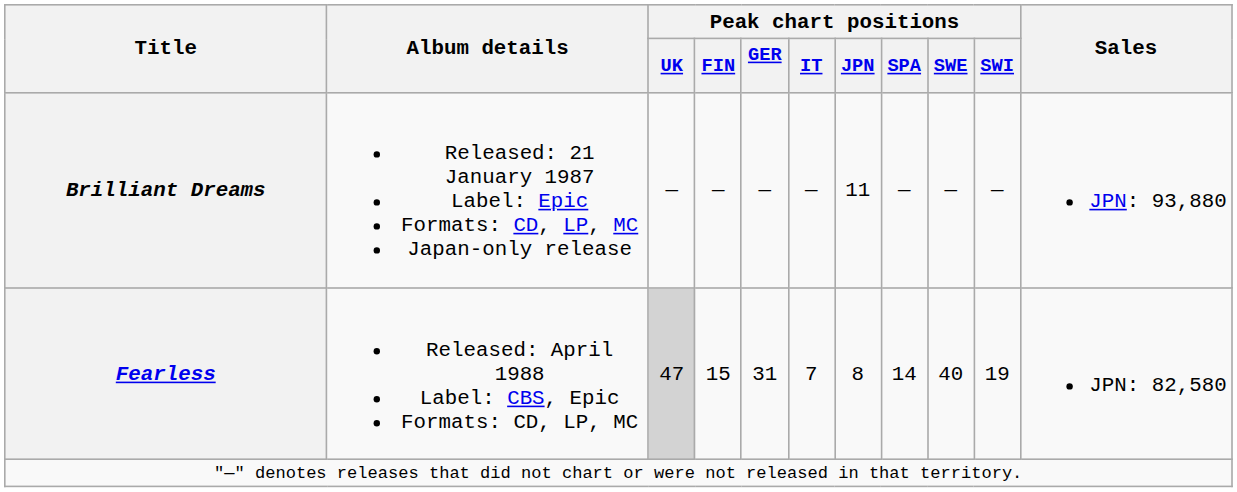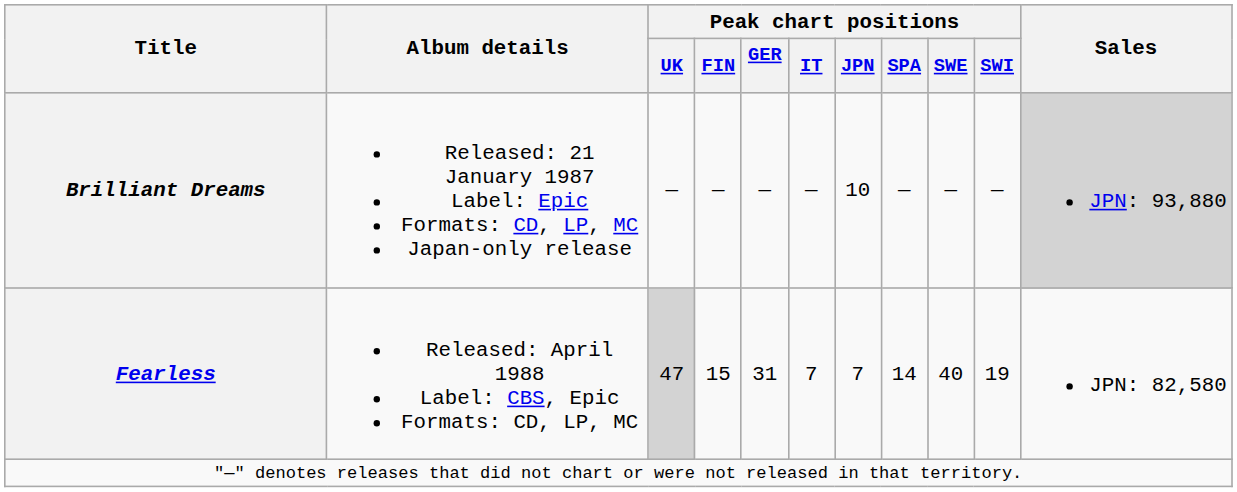(858, 190) 11 -> (858, 190) 10
(1126, 202) no background -> (1126, 202) lightgrey background
(858, 374) 8 -> (858, 374) 7
